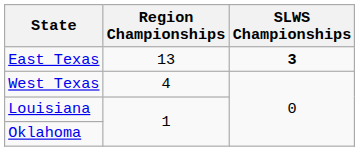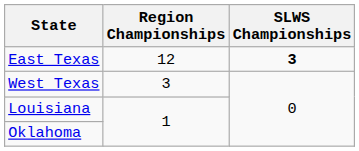(166, 59) 13 -> (166, 59) 12
(166, 84) 4 -> (166, 84) 3
